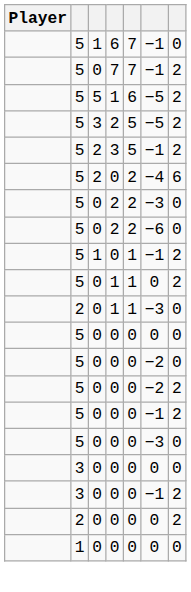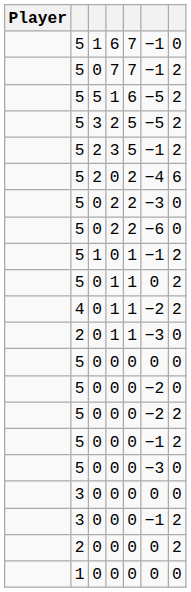+ row: (80, 309)
